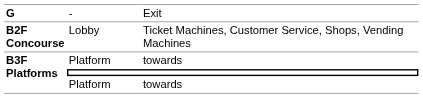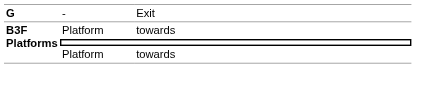- row: (84, 30)
